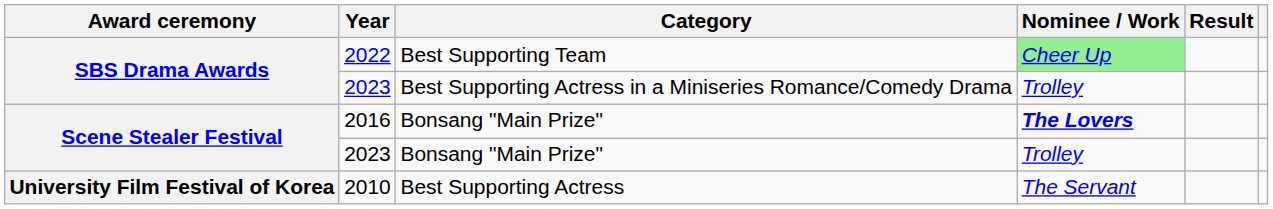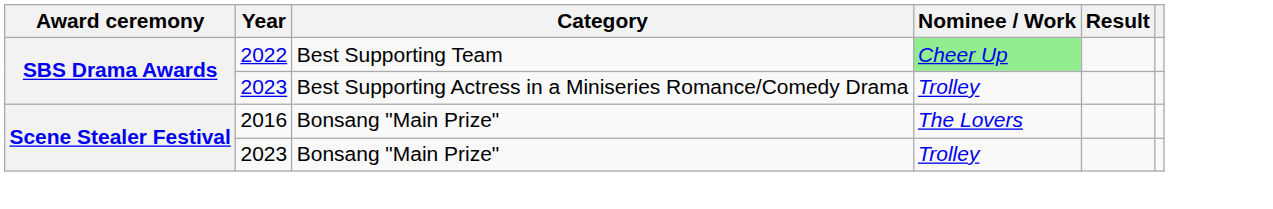(1078, 120) bold -> (970, 120) normal
- row: (367, 187)
